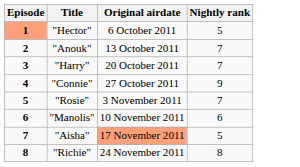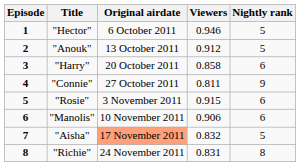+ column: (208, 13)
(26, 30) lightsalmon background -> (26, 30) no background
(220, 48) 7 -> (263, 48) 5
(220, 65) 7 -> (263, 65) 6
(220, 100) 7 -> (263, 100) 6
